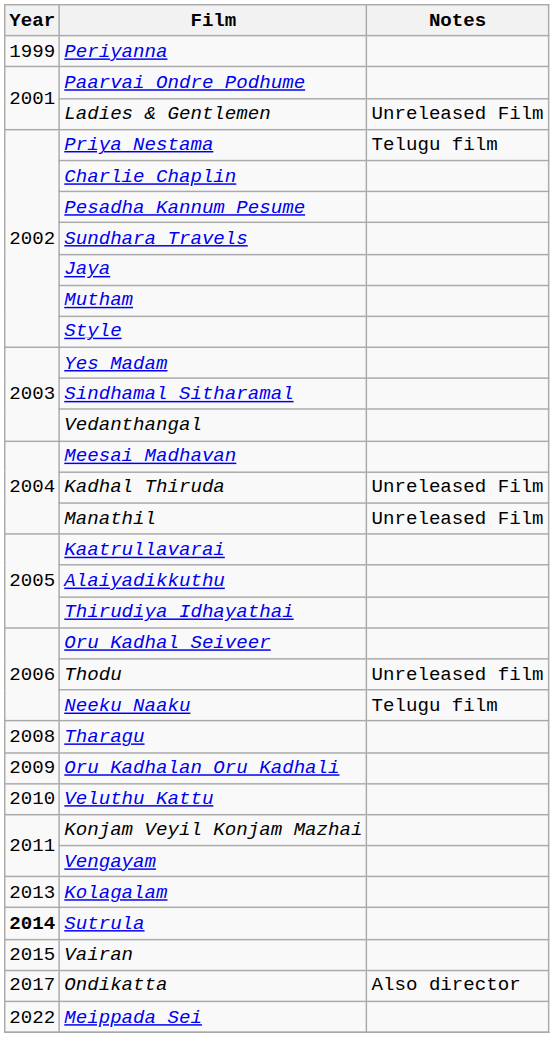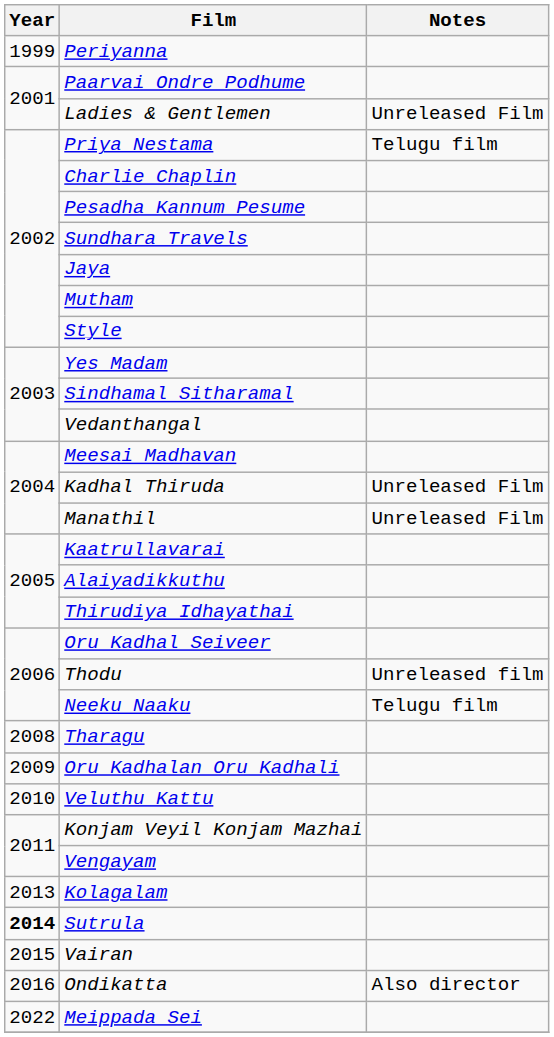(32, 986) 2017 -> (32, 986) 2016
